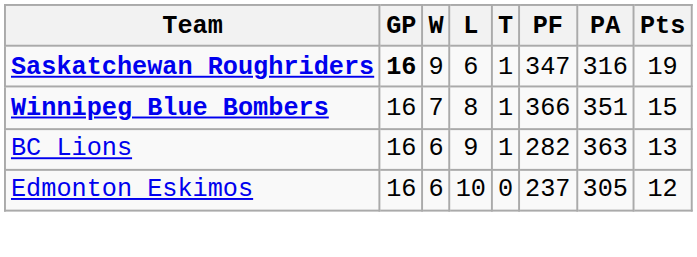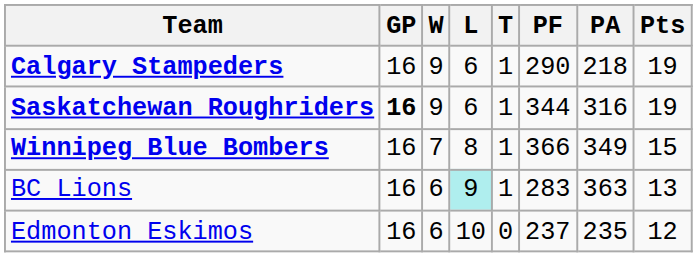+ row: (147, 67)
(548, 67) 347 -> (548, 108) 344
(605, 108) 351 -> (605, 149) 349
(471, 149) no background -> (471, 190) paleturquoise background
(548, 149) 282 -> (548, 190) 283
(605, 190) 305 -> (605, 231) 235
